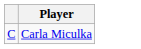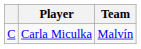+ column: (115, 14)
